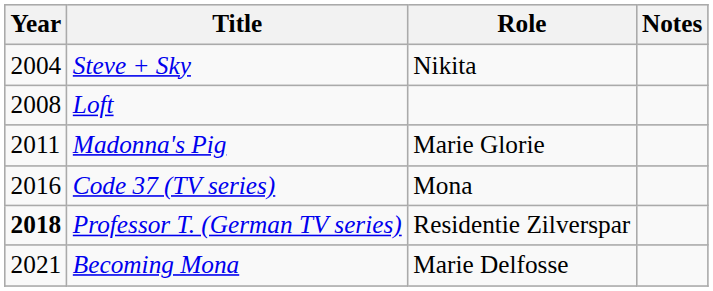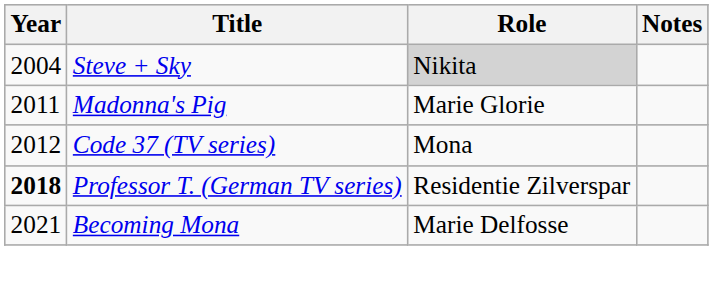(445, 64) no background -> (445, 64) lightgrey background
- row: (93, 104)
(36, 184) 2016 -> (36, 144) 2012
